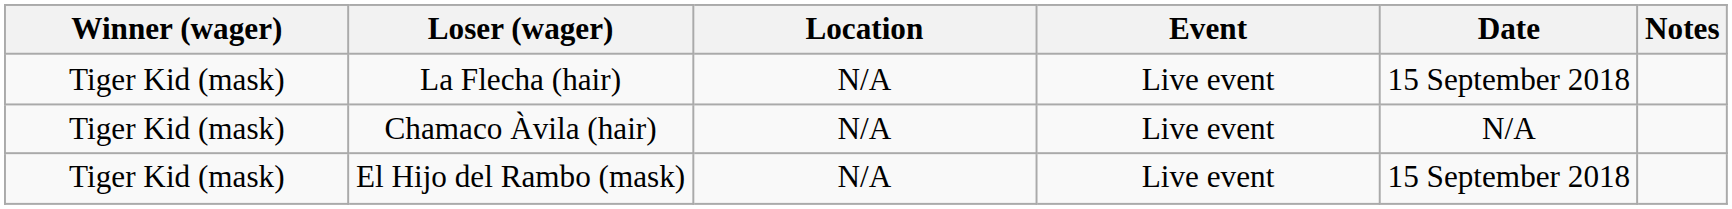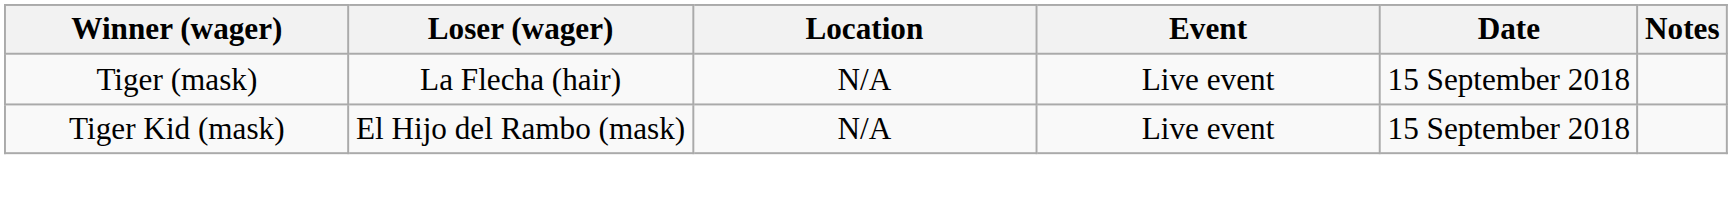(177, 78) Tiger Kid (mask) -> (177, 78) Tiger (mask)
- row: (521, 128)
